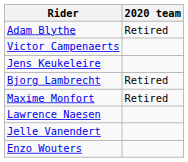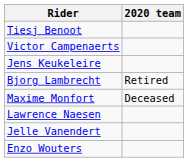+ row: (44, 30)
- row: (41, 30)
(146, 98) Retired -> (150, 98) Deceased
